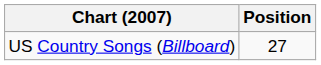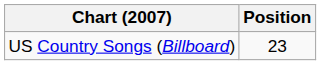(277, 45) 27 -> (277, 45) 23
